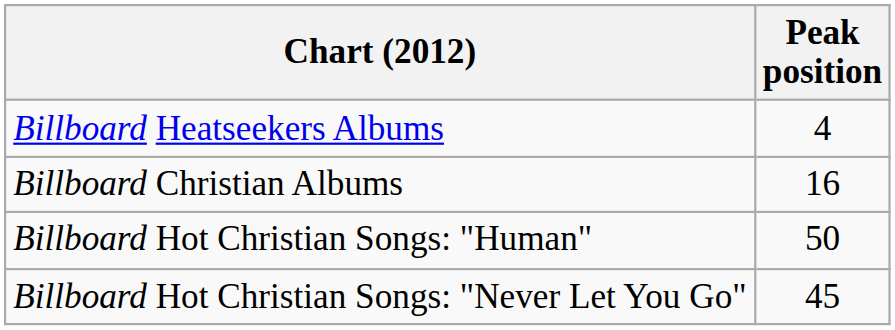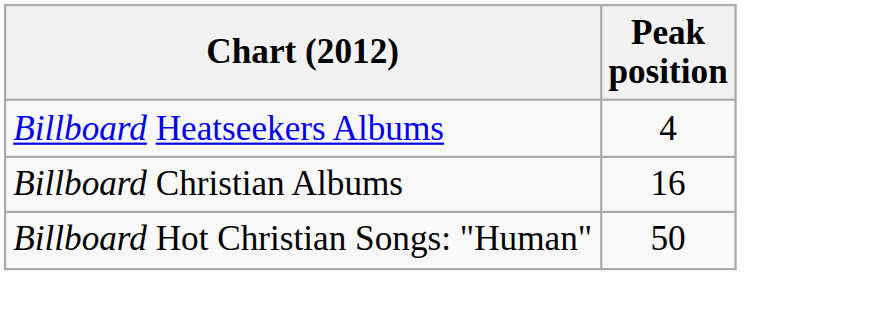- row: (380, 295)
